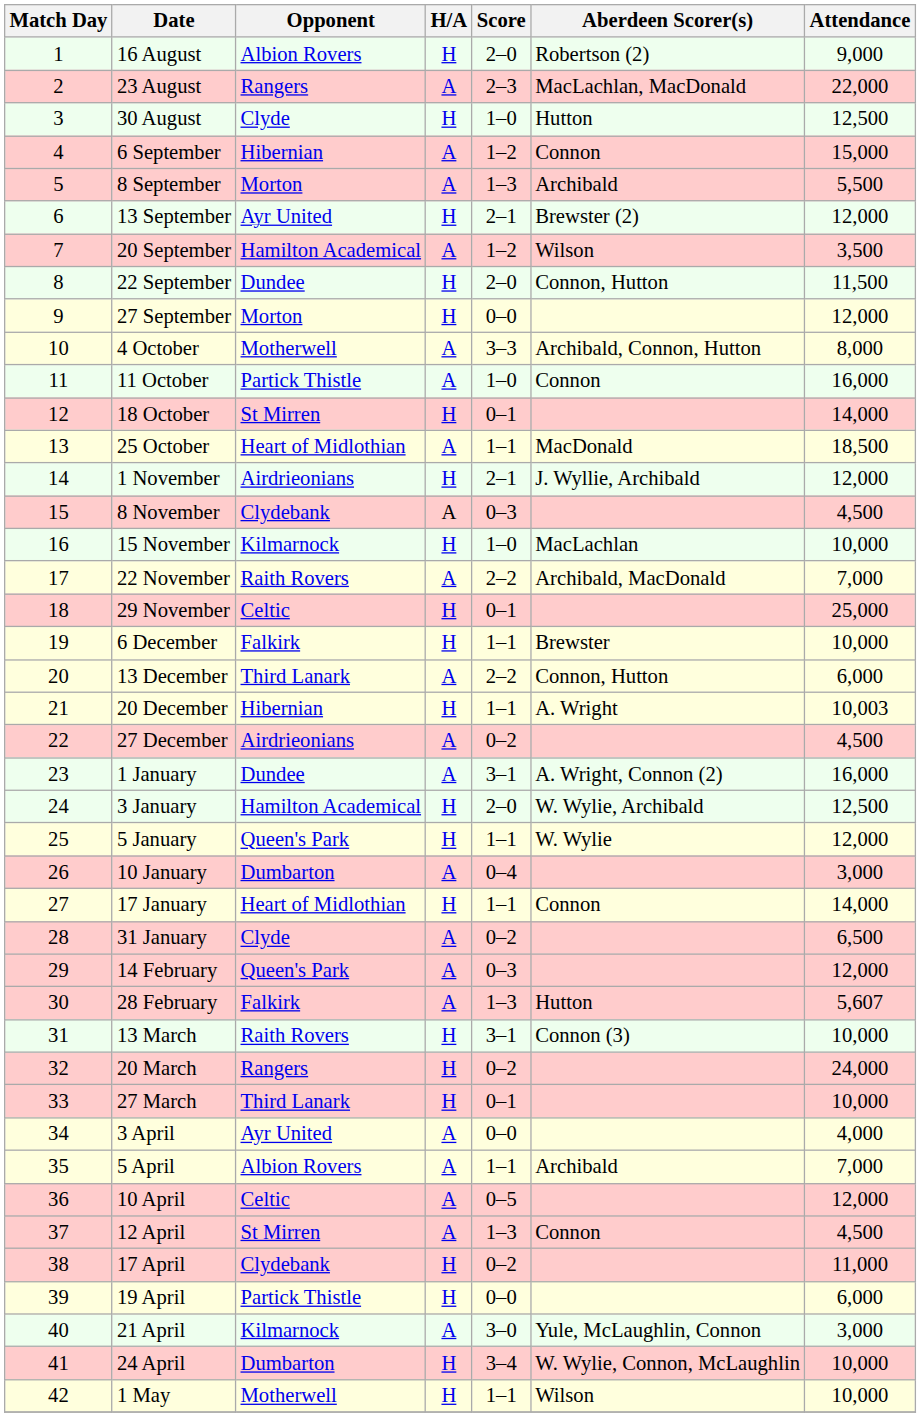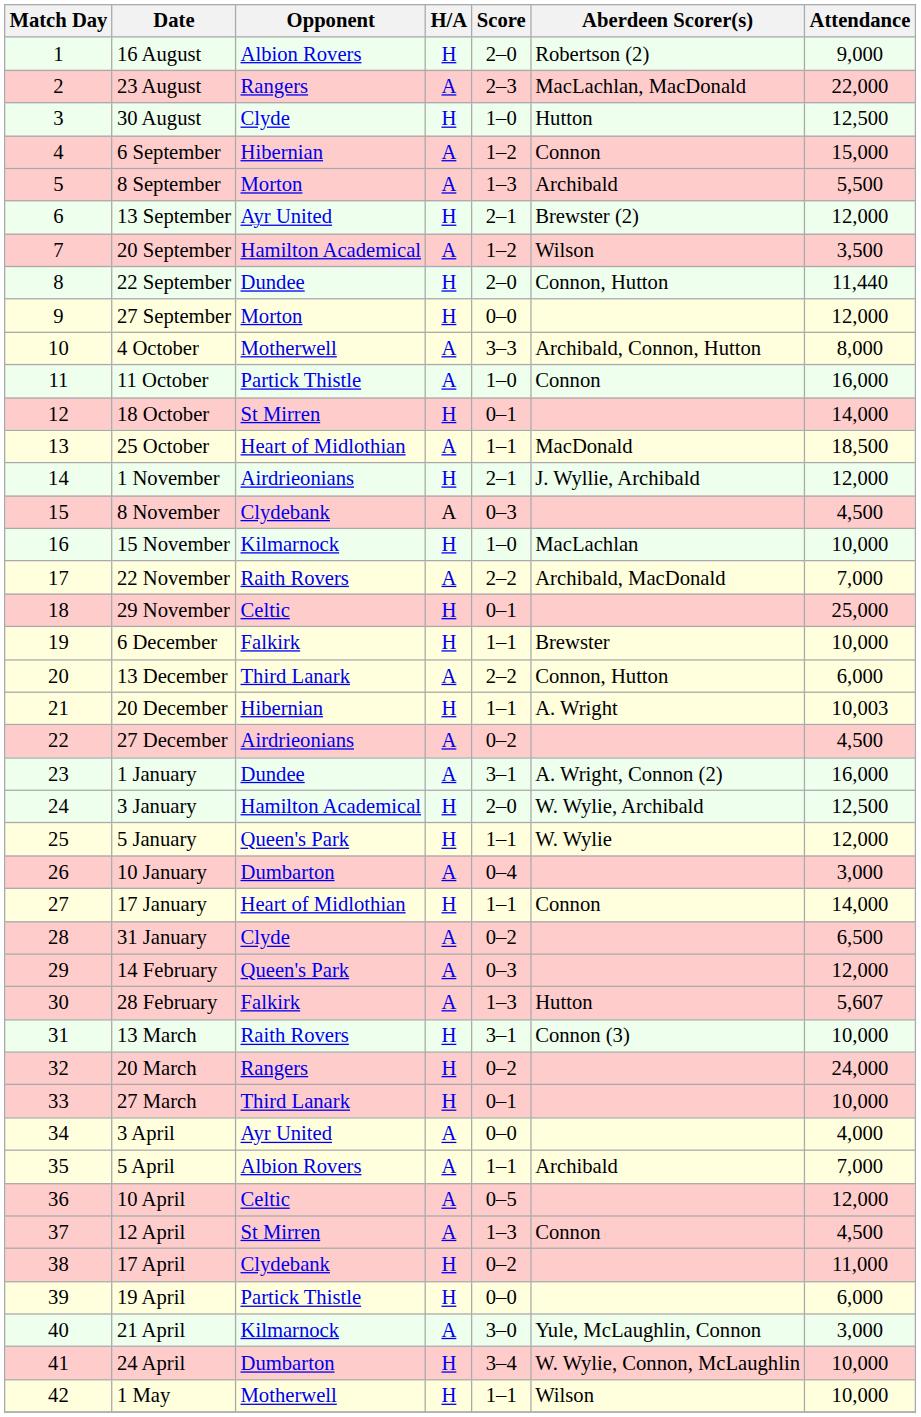(860, 282) 11,500 -> (860, 282) 11,440
